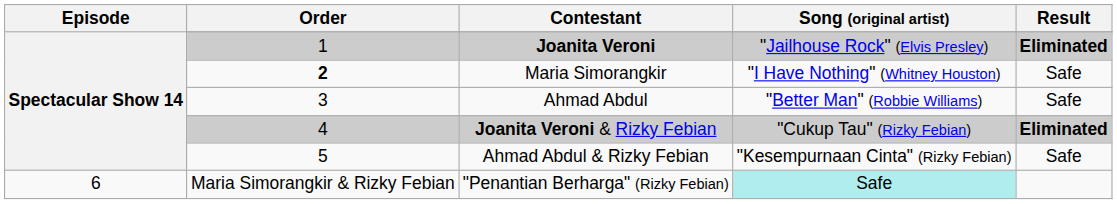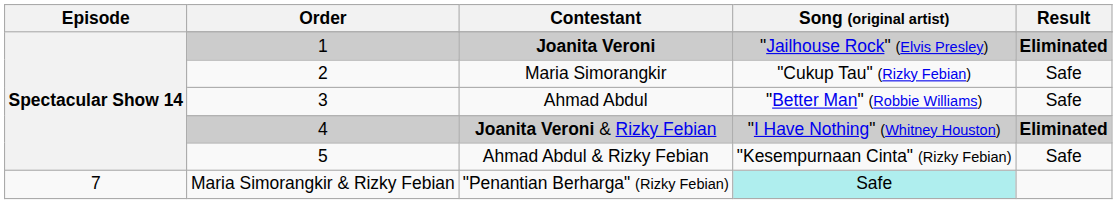(323, 73) bold -> (323, 73) normal
(874, 73) "I Have Nothing" (Whitney Houston) -> (874, 73) "Cukup Tau" (Rizky Febian)
(874, 128) "Cukup Tau" (Rizky Febian) -> (874, 128) "I Have Nothing" (Whitney Houston)
(96, 184) 6 -> (96, 184) 7
